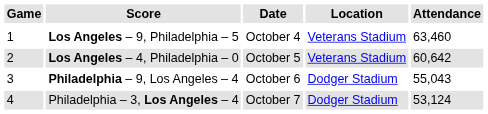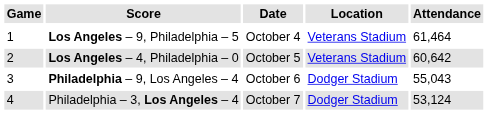(432, 37) 63,460 -> (432, 37) 61,464
